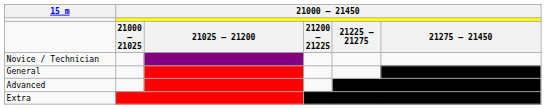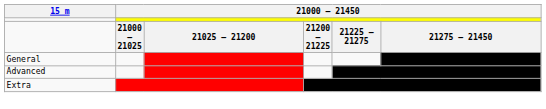- row: (53, 59)
